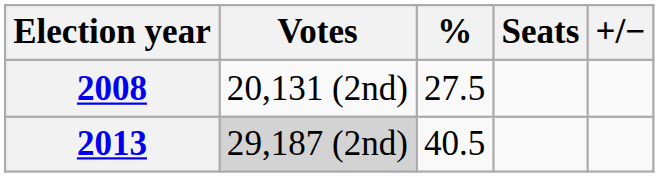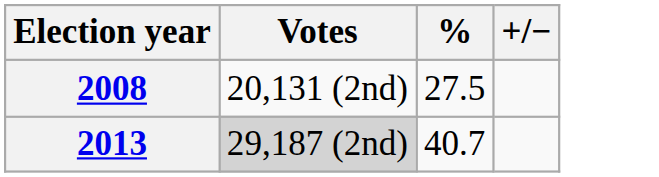- column: (540, 32)
(455, 143) 40.5 -> (455, 143) 40.7
